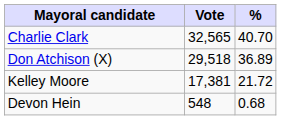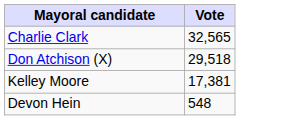- column: (255, 15)
